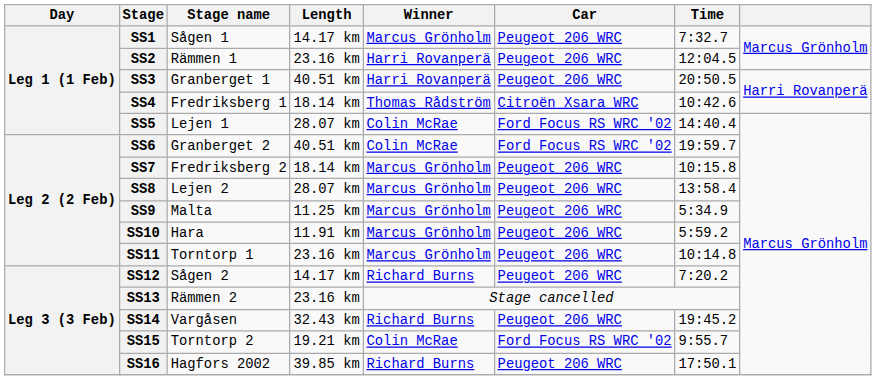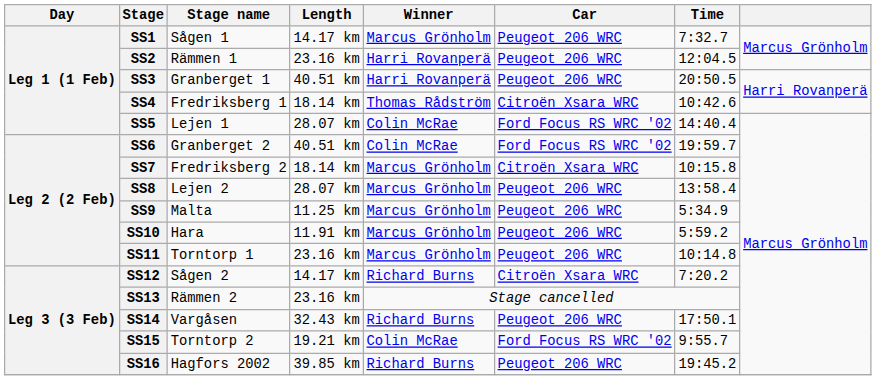(560, 168) Peugeot 206 WRC -> (568, 168) Citroën Xsara WRC
(560, 277) Peugeot 206 WRC -> (568, 277) Citroën Xsara WRC
(707, 320) 19:45.2 -> (707, 320) 17:50.1
(707, 364) 17:50.1 -> (707, 364) 19:45.2
